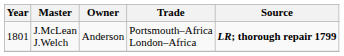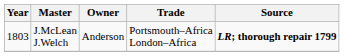(18, 36) 1801 -> (18, 36) 1803
